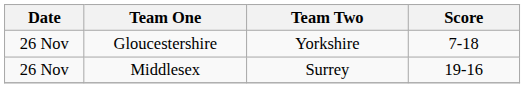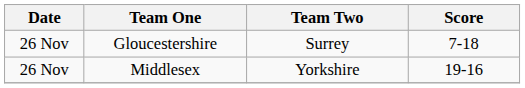(327, 43) Yorkshire -> (327, 43) Surrey
(327, 69) Surrey -> (327, 69) Yorkshire
